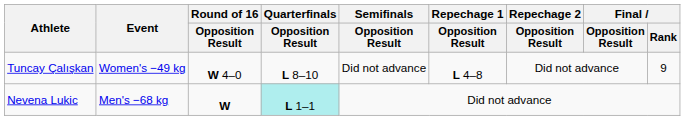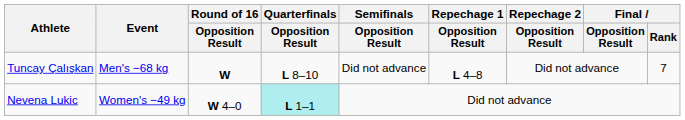(142, 68) Women's −49 kg -> (134, 68) Men's −68 kg
(225, 75) W 4–0 -> (225, 75) W
(663, 68) 9 -> (663, 68) 7
(134, 100) Men's −68 kg -> (142, 100) Women's −49 kg
(225, 106) W -> (225, 106) W 4–0
